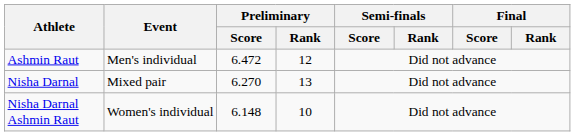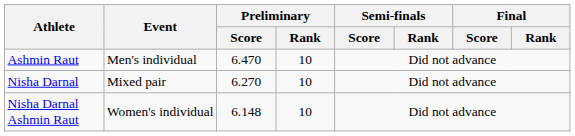(246, 60) 6.472 -> (246, 60) 6.470
(305, 60) 12 -> (305, 60) 10
(305, 82) 13 -> (305, 82) 10
